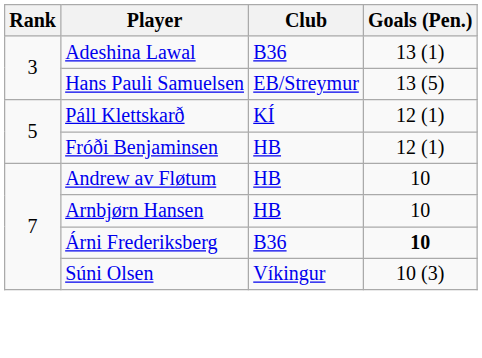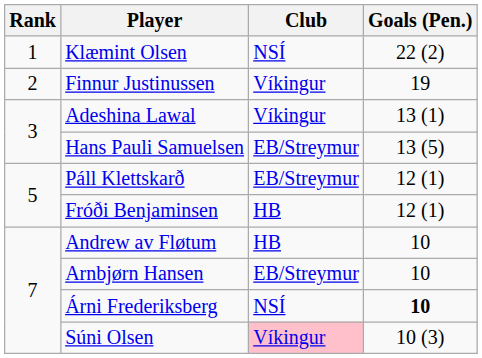+ row: (126, 52)
+ row: (140, 83)
(270, 52) B36 -> (289, 115) Víkingur
(264, 115) KÍ -> (306, 178) EB/Streymur
(267, 210) HB -> (306, 274) EB/Streymur
(270, 242) B36 -> (269, 305) NSÍ
(289, 274) no background -> (289, 337) pink background
